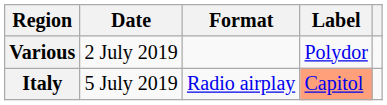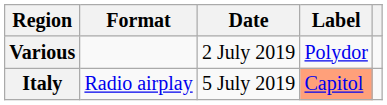columns swapped: (131, 20) <-> (241, 20)
